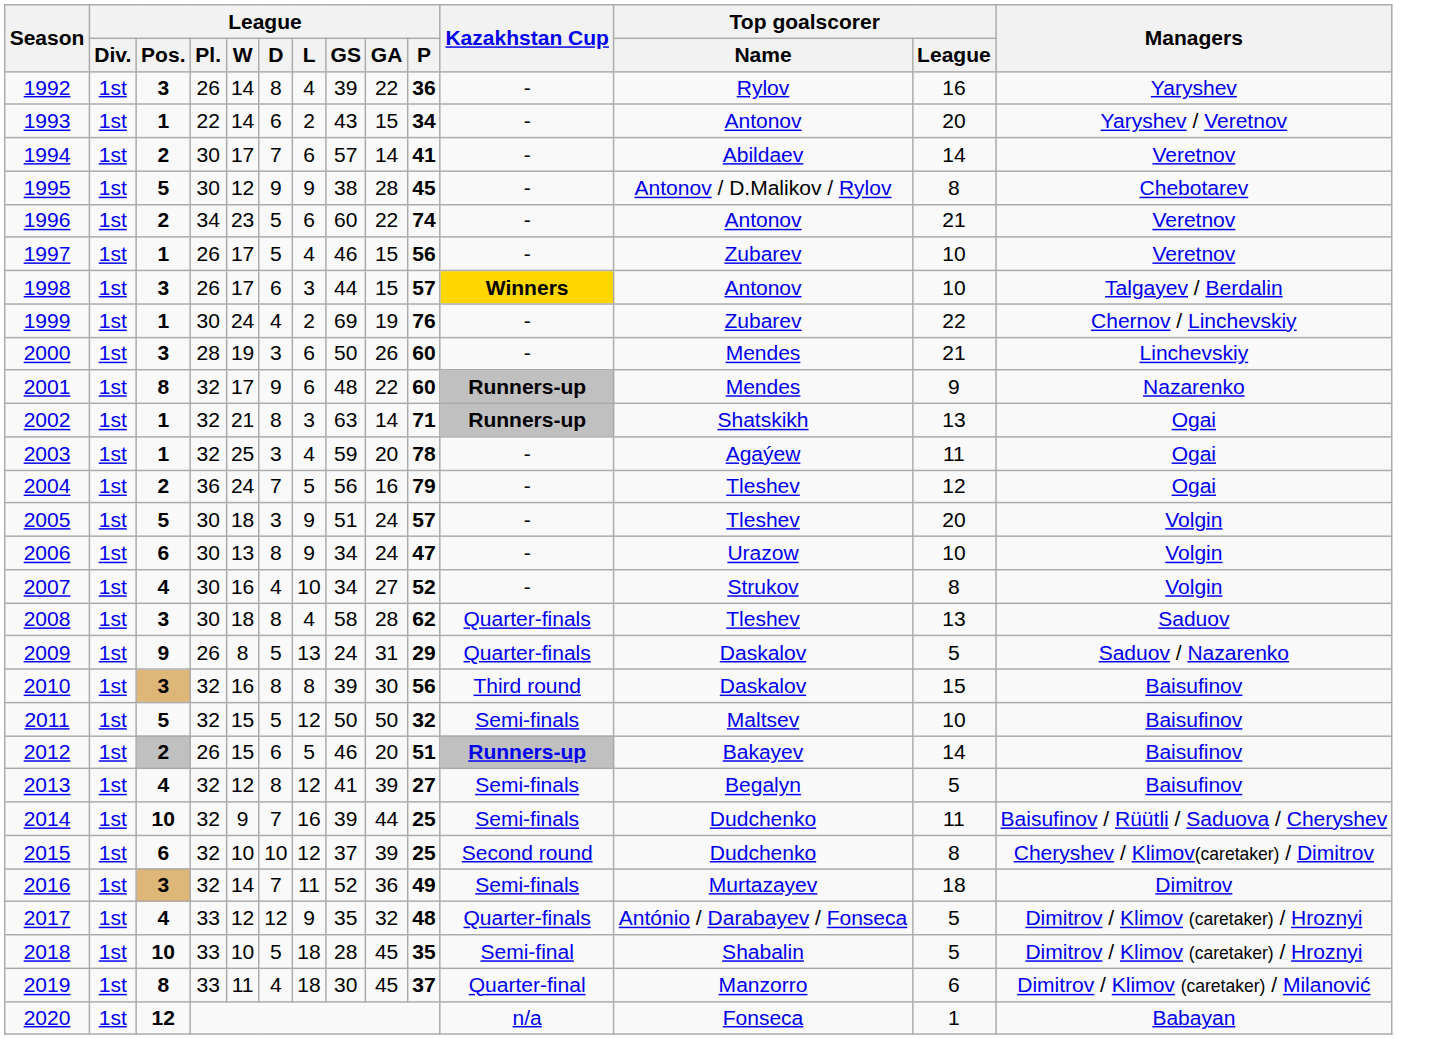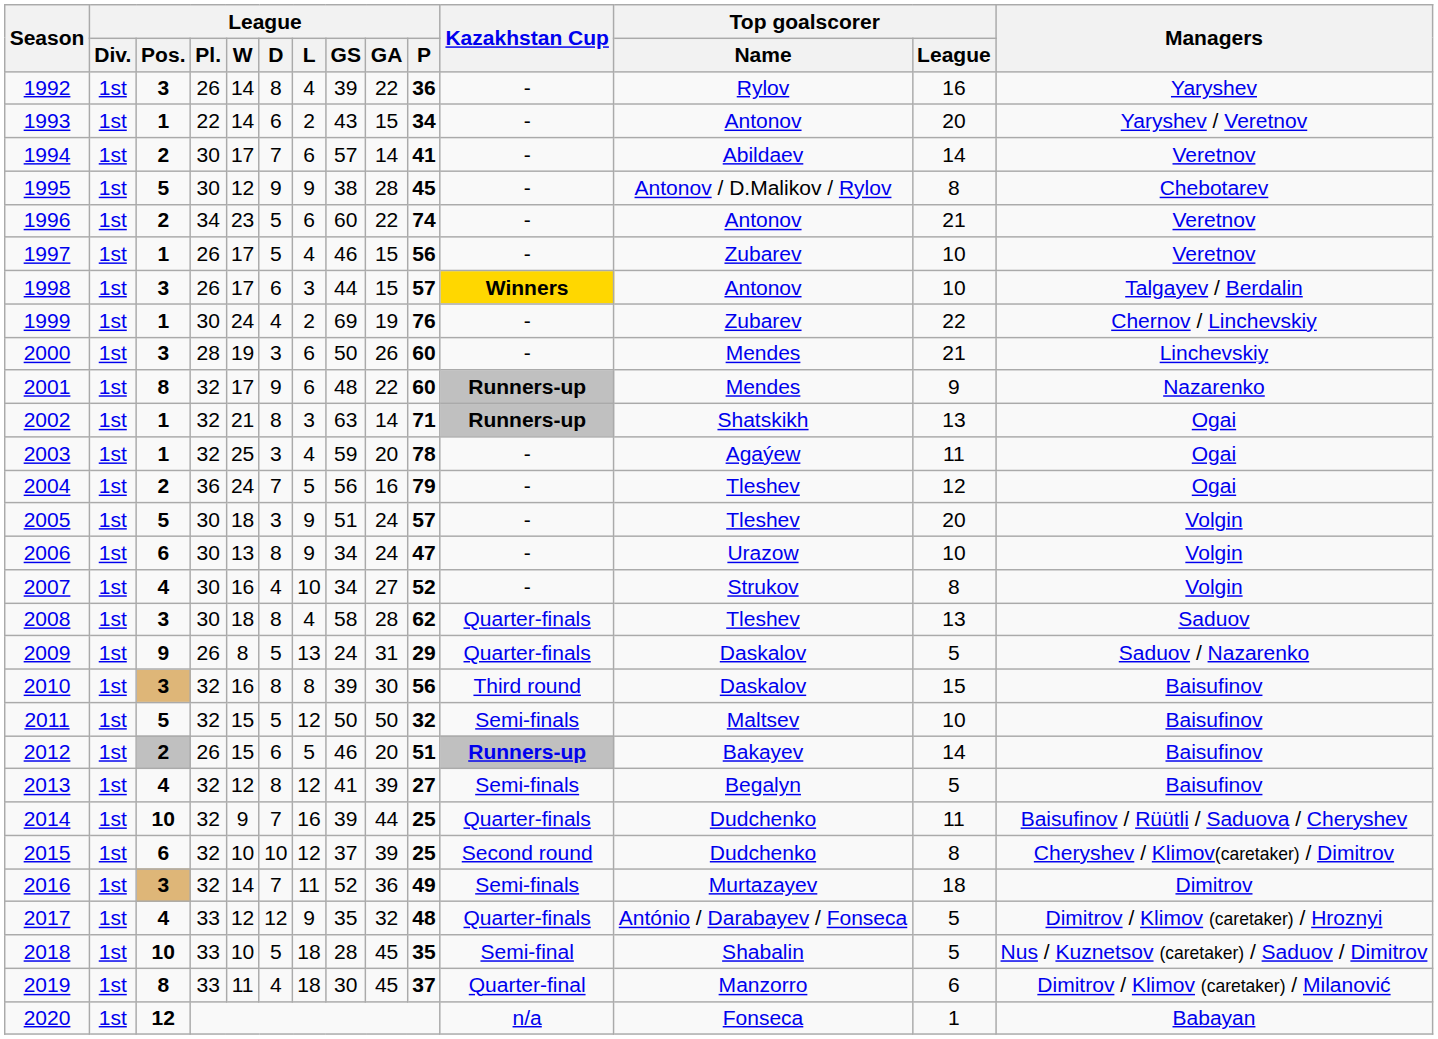(527, 819) Semi-finals -> (527, 819) Quarter-finals
(1194, 952) Dimitrov / Klimov (caretaker) / Hroznyi -> (1214, 952) Nus / Kuznetsov (caretaker) / Saduov / Dimitrov
